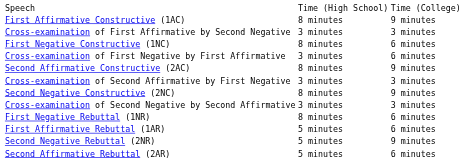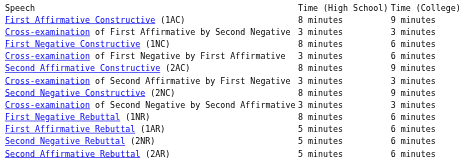(413, 141) 9 minutes -> (413, 141) 6 minutes
